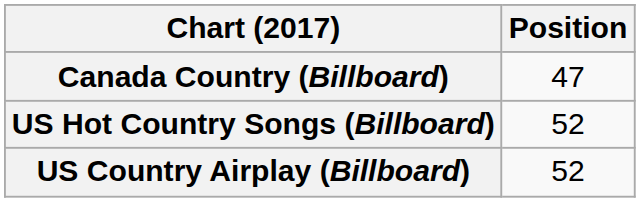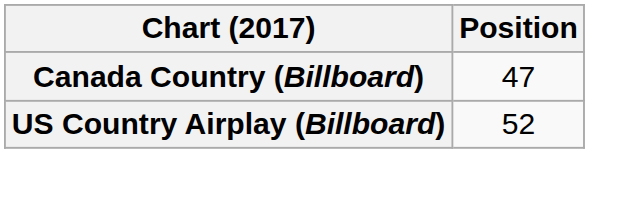- row: (253, 123)
